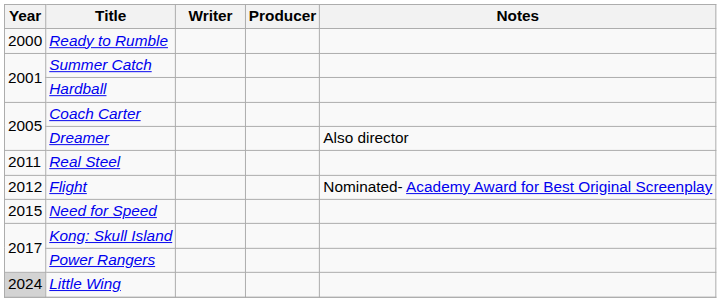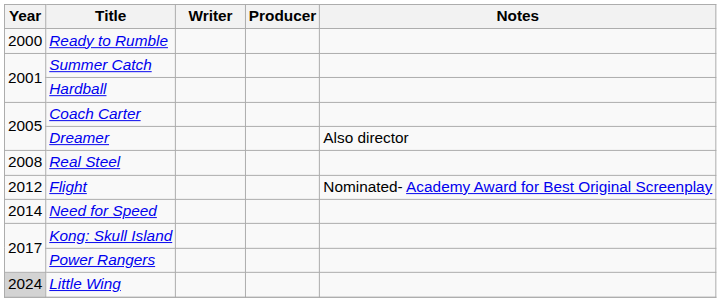(25, 162) 2011 -> (25, 162) 2008
(25, 211) 2015 -> (25, 211) 2014
